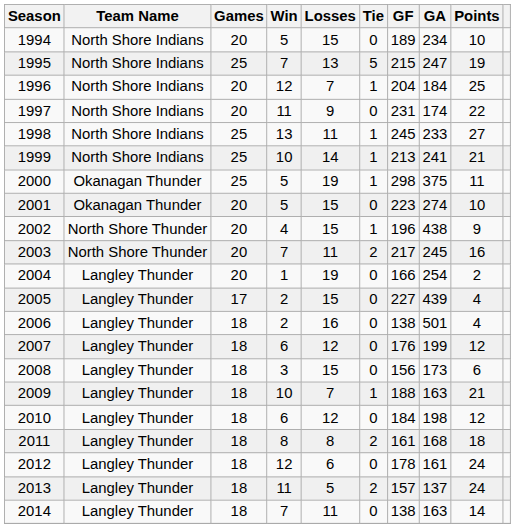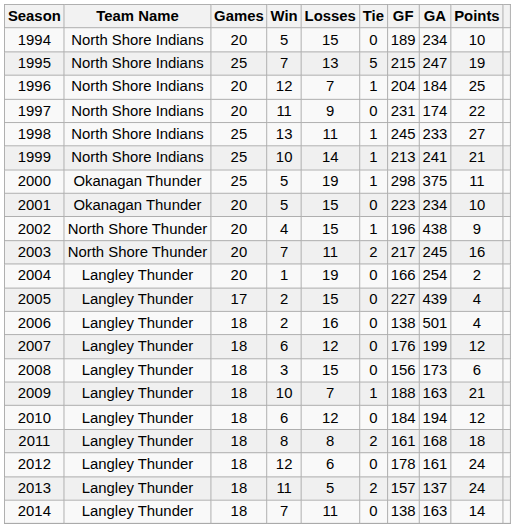(435, 205) 274 -> (435, 205) 234
(435, 417) 198 -> (435, 417) 194
